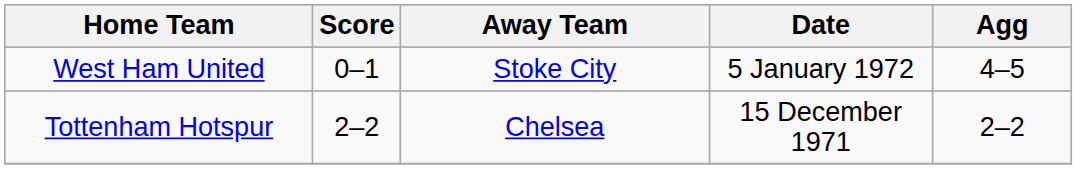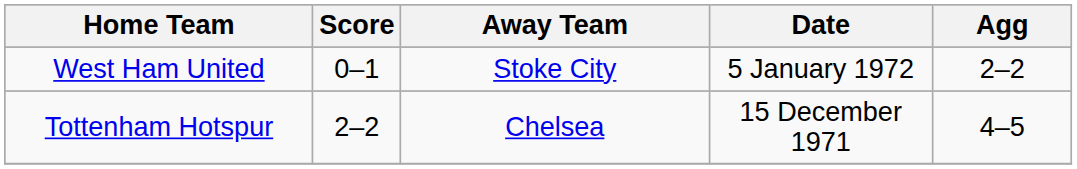(1002, 68) 4–5 -> (1002, 68) 2–2
(1002, 126) 2–2 -> (1002, 126) 4–5
